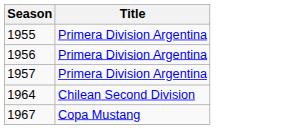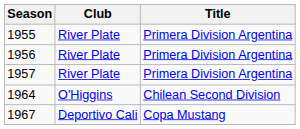+ column: (98, 14)
